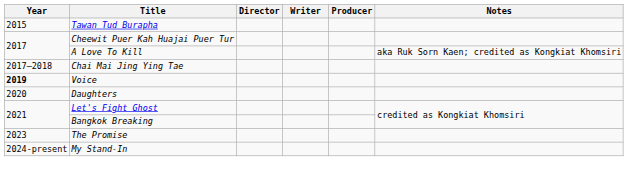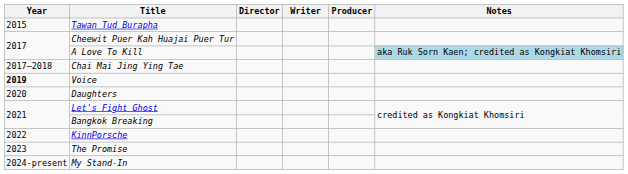(499, 53) no background -> (499, 53) lightblue background
+ row: (99, 135)
